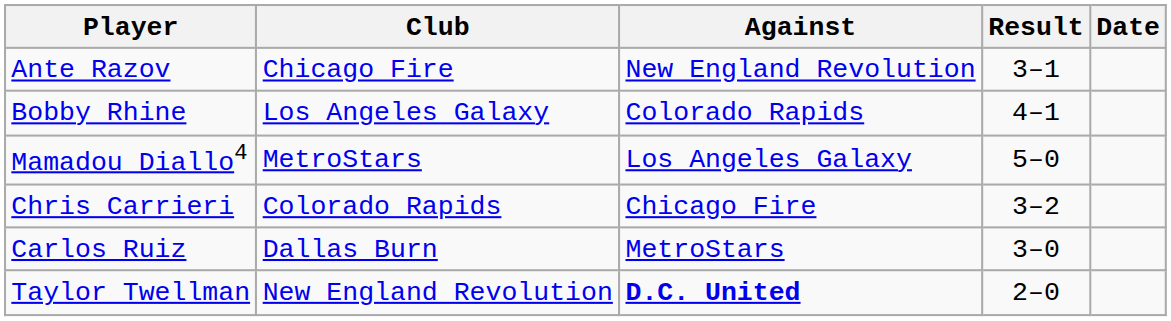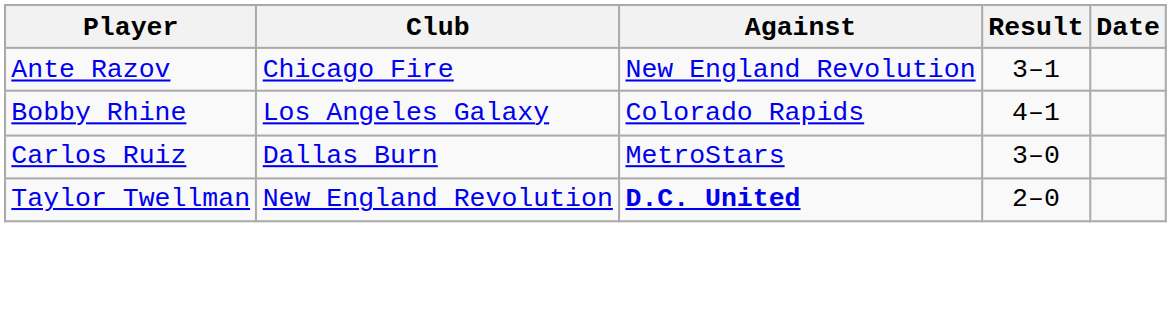- row: (129, 160)
- row: (123, 206)
